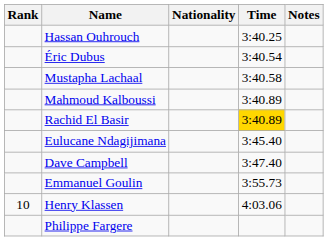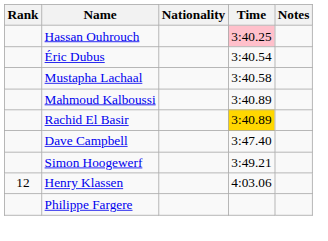(262, 36) no background -> (251, 36) pink background
- row: (105, 141)
+ row: (93, 162)
- row: (93, 183)
(23, 204) 10 -> (23, 183) 12
